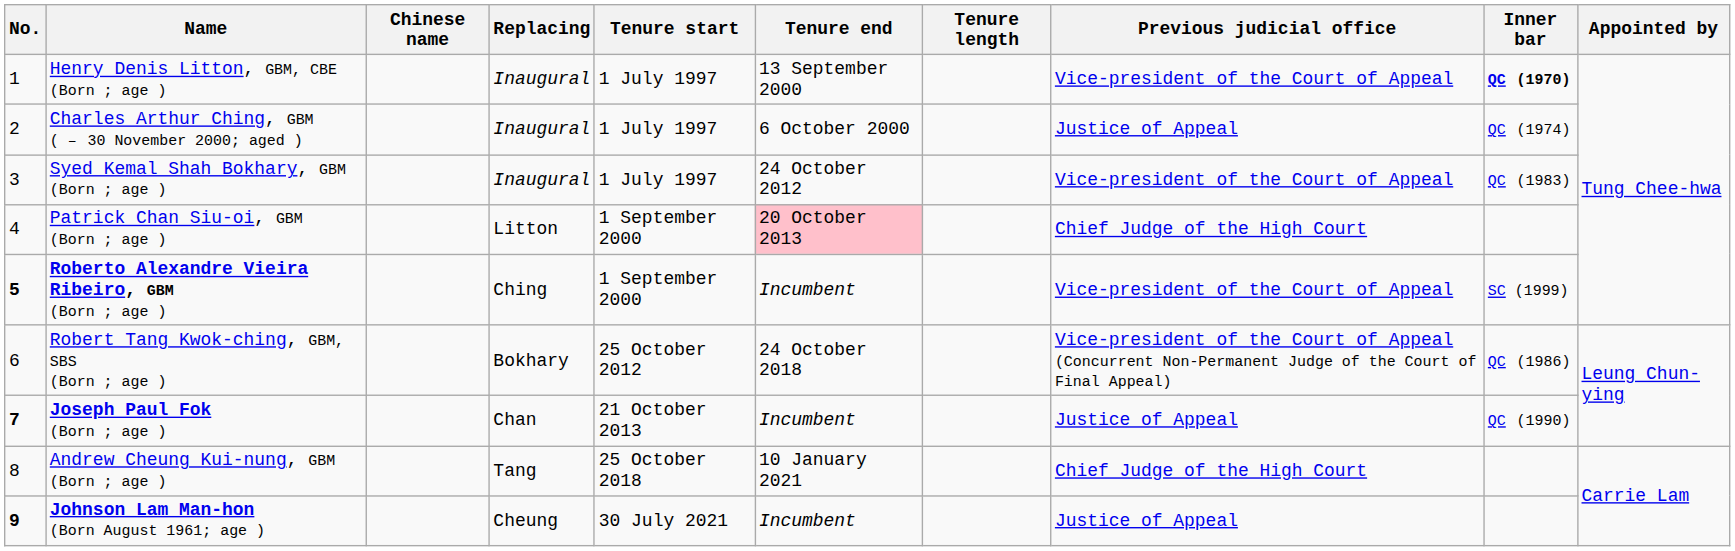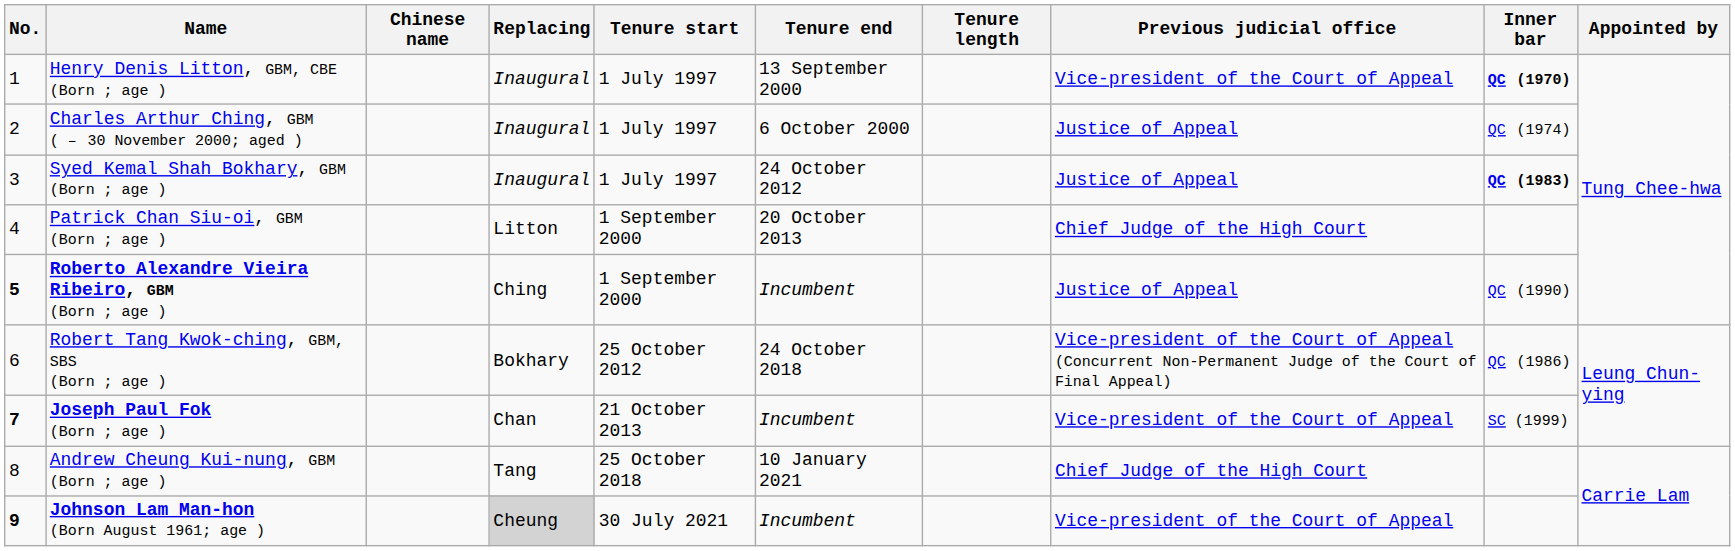(1254, 179) Vice-president of the Court of Appeal -> (1146, 179) Justice of Appeal
(1529, 179) normal -> (1529, 179) bold
(813, 229) pink background -> (813, 229) no background
(1254, 290) Vice-president of the Court of Appeal -> (1146, 290) Justice of Appeal
(1528, 290) SC (1999) -> (1529, 290) QC (1990)
(1146, 421) Justice of Appeal -> (1254, 421) Vice-president of the Court of Appeal
(1529, 421) QC (1990) -> (1528, 421) SC (1999)
(526, 521) no background -> (526, 521) lightgrey background
(1146, 521) Justice of Appeal -> (1254, 521) Vice-president of the Court of Appeal
